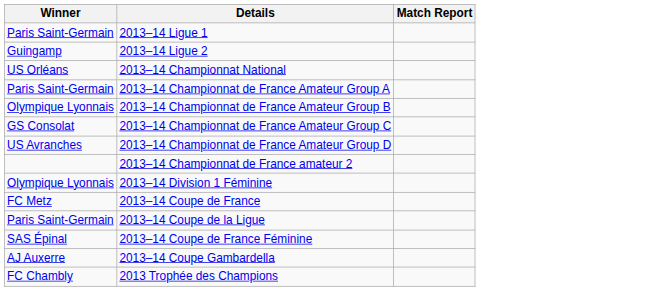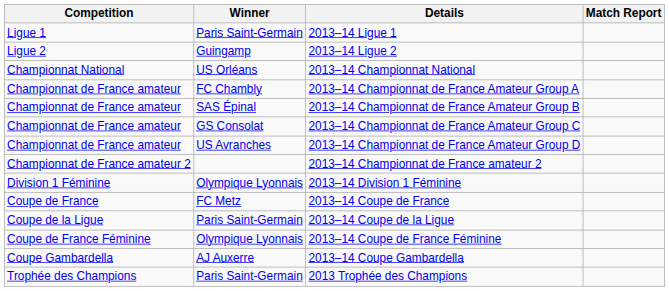+ column: (99, 13)
(60, 88) Paris Saint-Germain -> (229, 88) FC Chambly
(61, 107) Olympique Lyonnais -> (226, 107) SAS Épinal
(37, 239) SAS Épinal -> (250, 239) Olympique Lyonnais
(40, 276) FC Chambly -> (249, 276) Paris Saint-Germain
